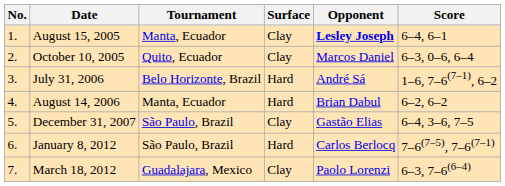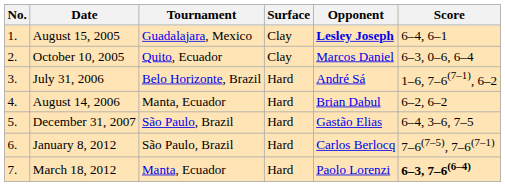(184, 35) Manta, Ecuador -> (197, 35) Guadalajara, Mexico
(280, 122) Clay -> (280, 122) Hard
(197, 169) Guadalajara, Mexico -> (184, 169) Manta, Ecuador
(280, 169) Clay -> (280, 169) Hard
(436, 169) normal -> (436, 169) bold
